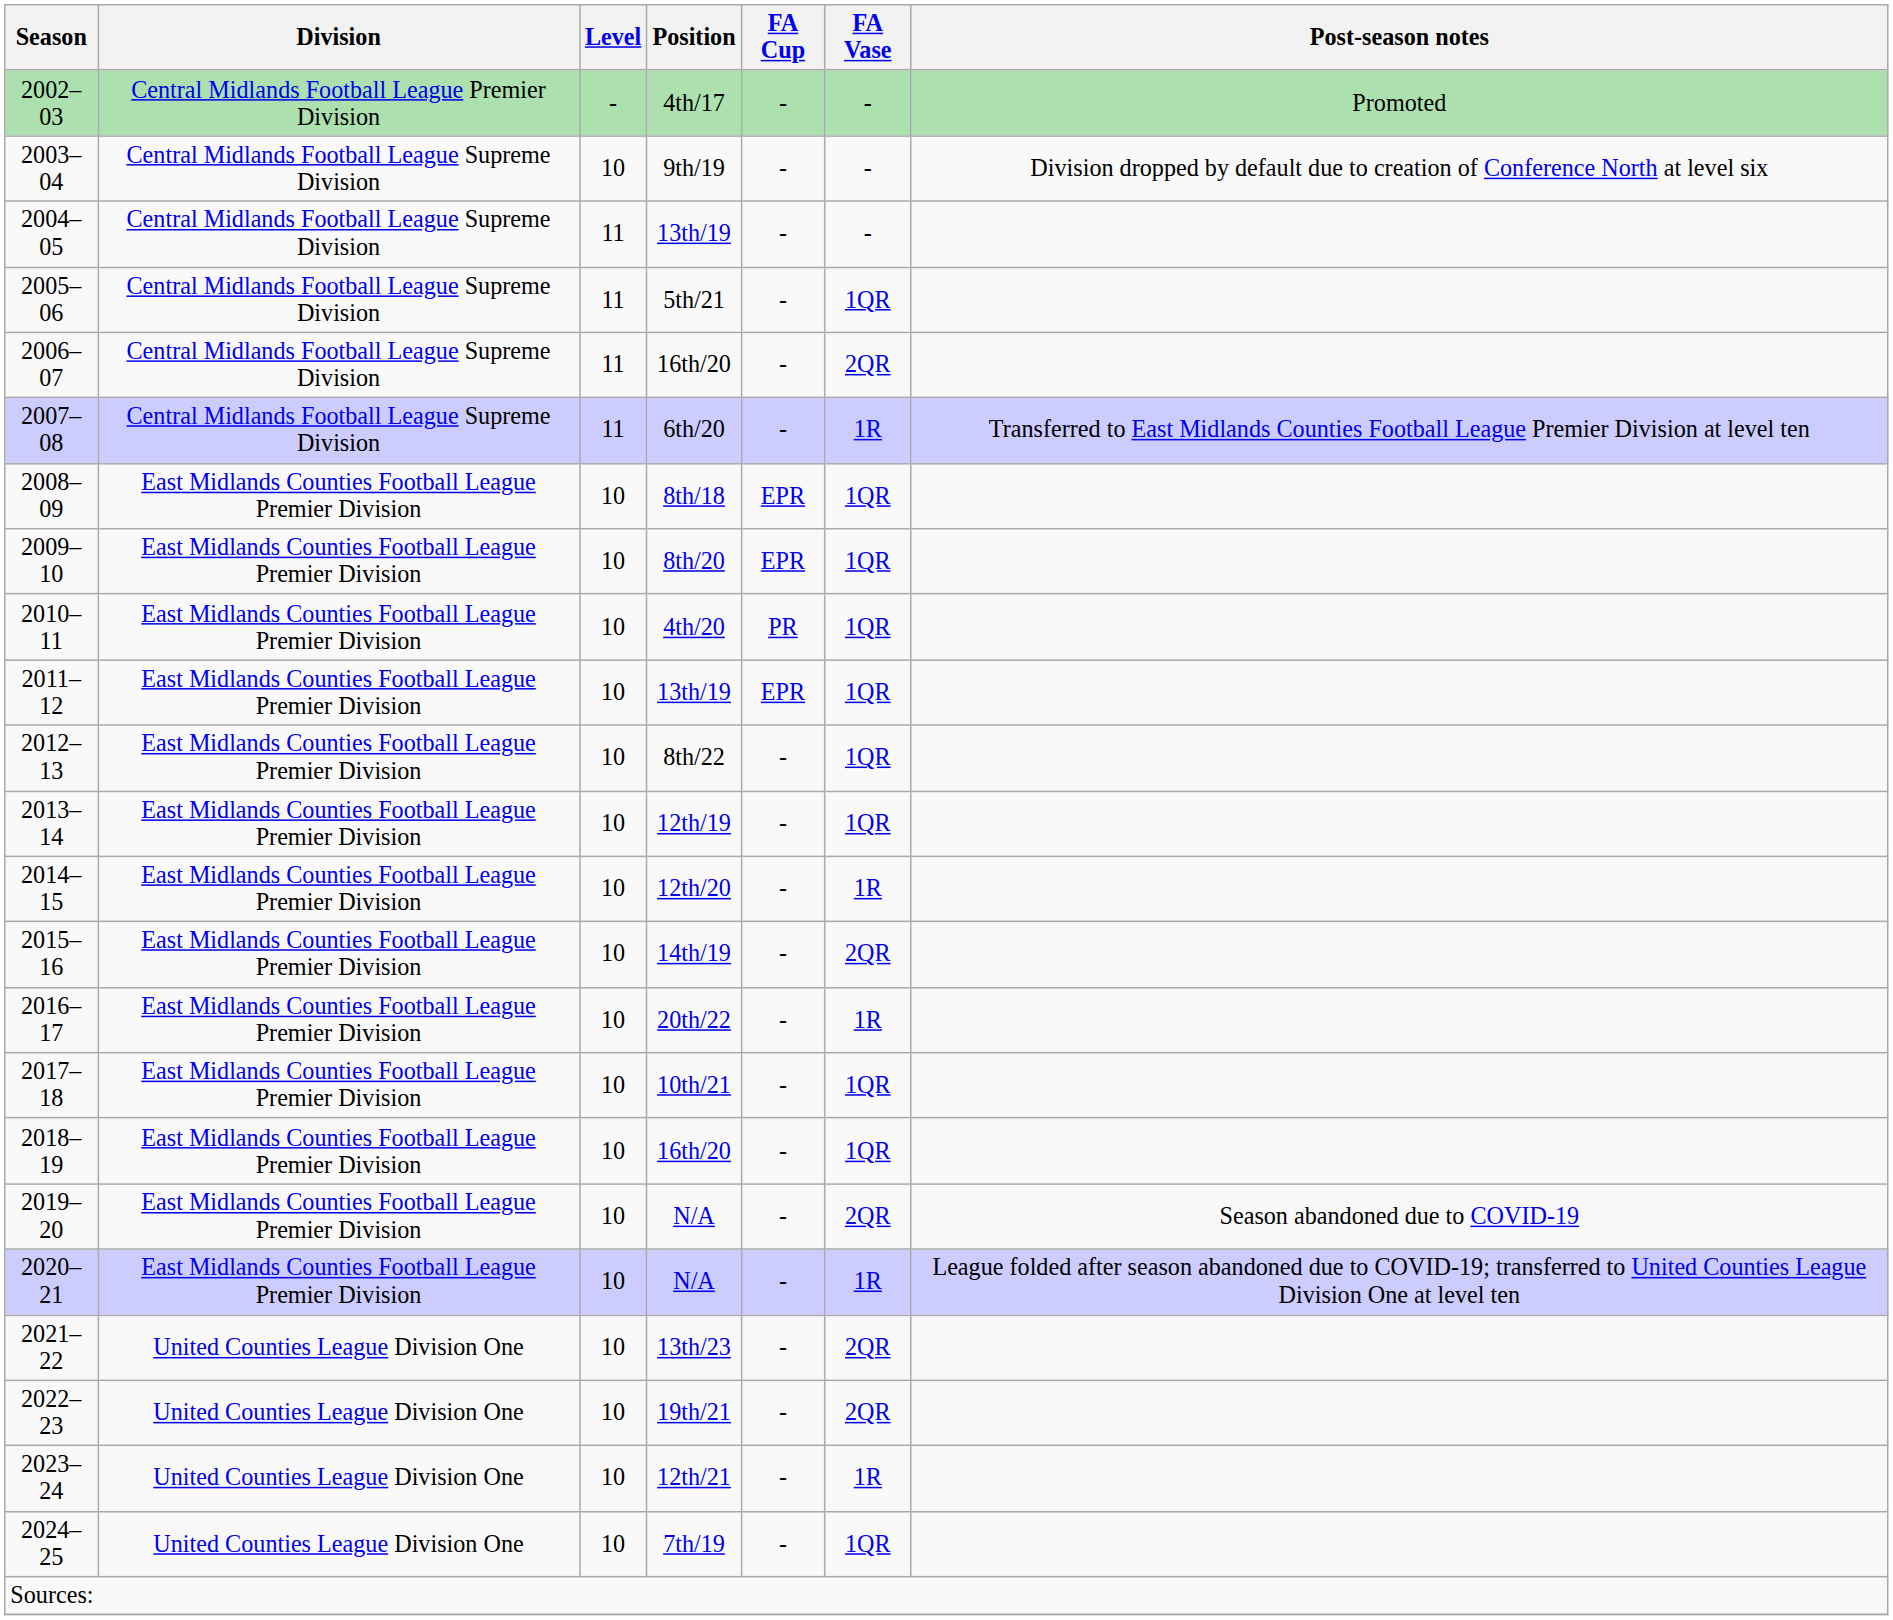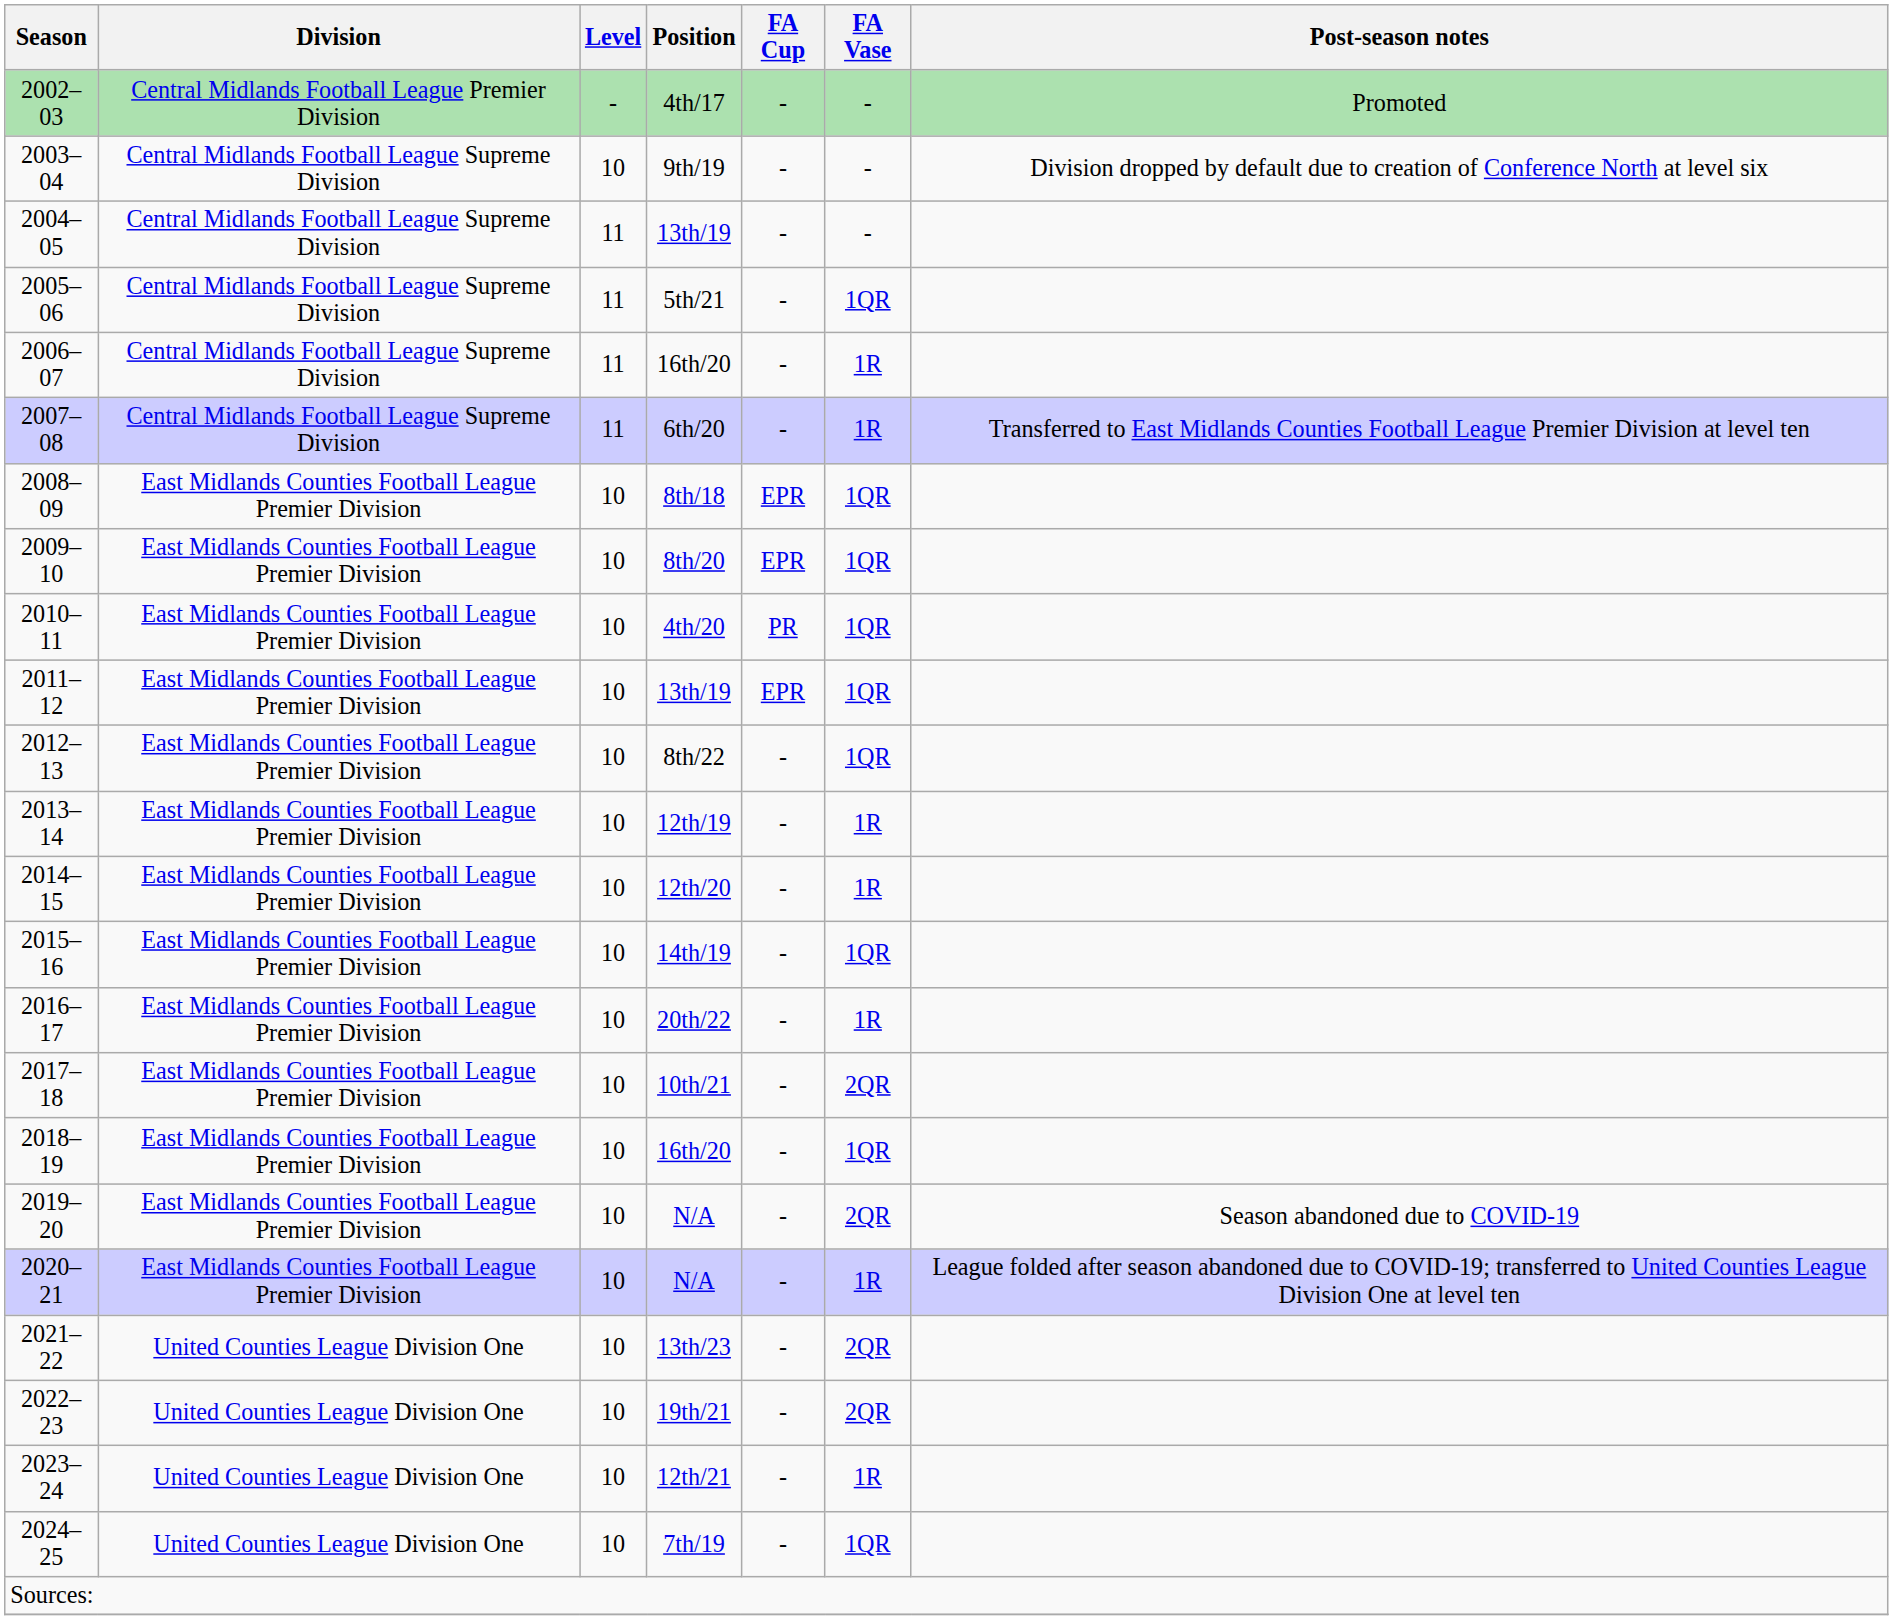(868, 364) 2QR -> (868, 364) 1R
(868, 823) 1QR -> (868, 823) 1R
(868, 954) 2QR -> (868, 954) 1QR
(868, 1085) 1QR -> (868, 1085) 2QR
